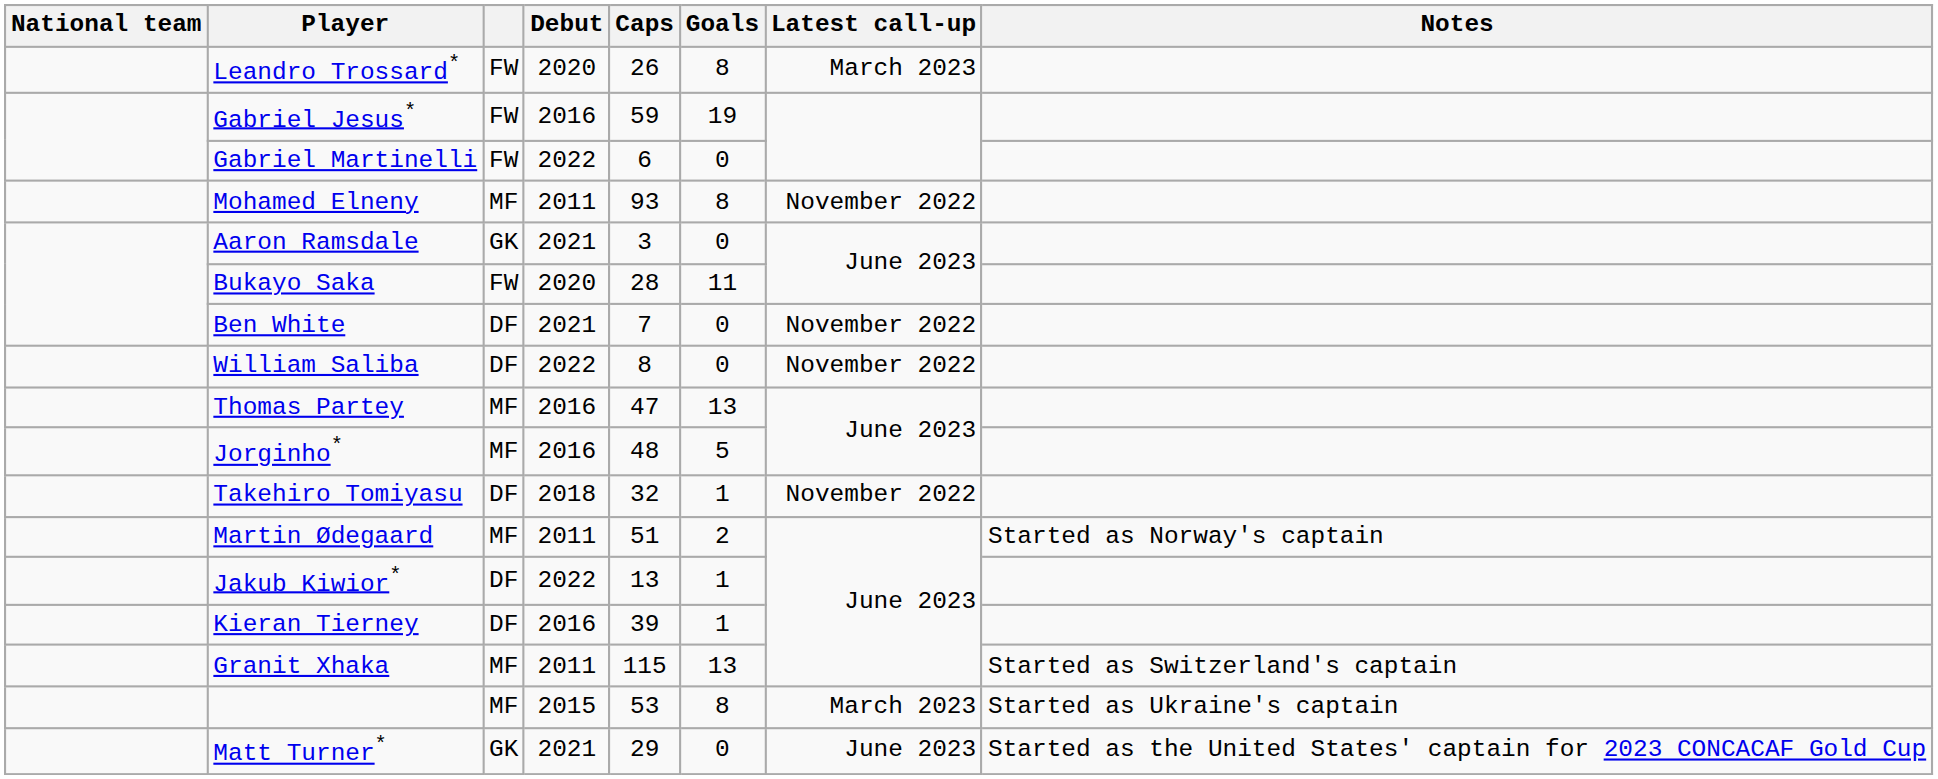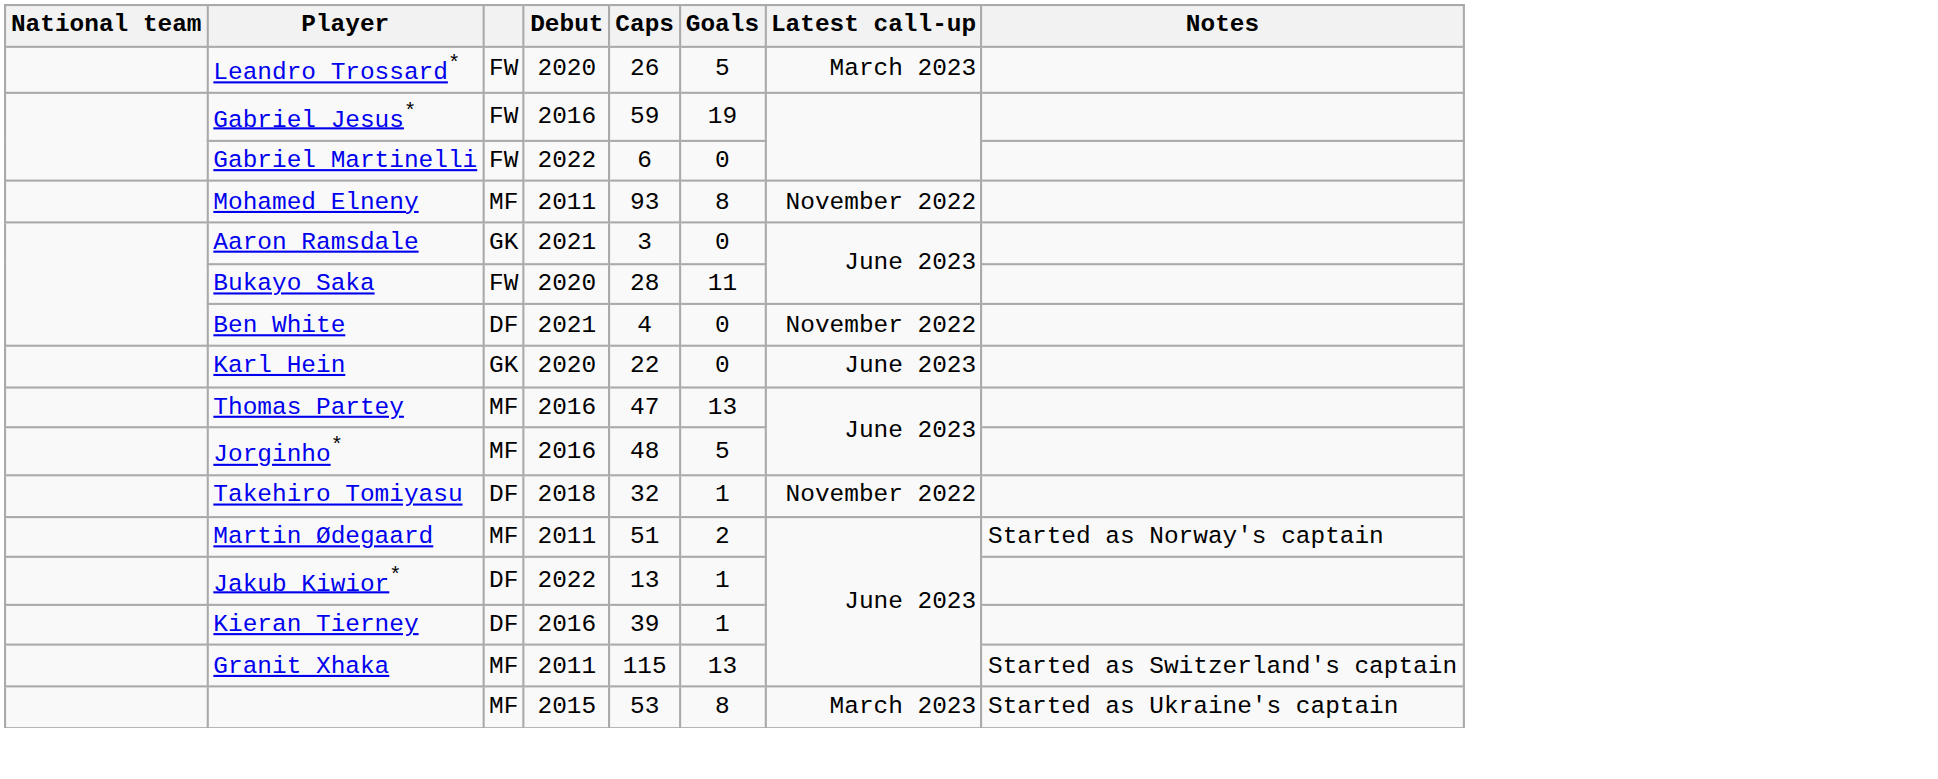(722, 69) 8 -> (722, 69) 5
(645, 325) 7 -> (645, 325) 4
+ row: (279, 366)
- row: (316, 366)
- row: (300, 751)
